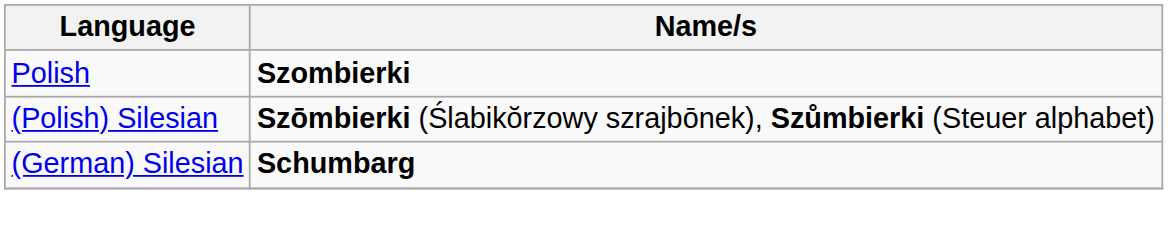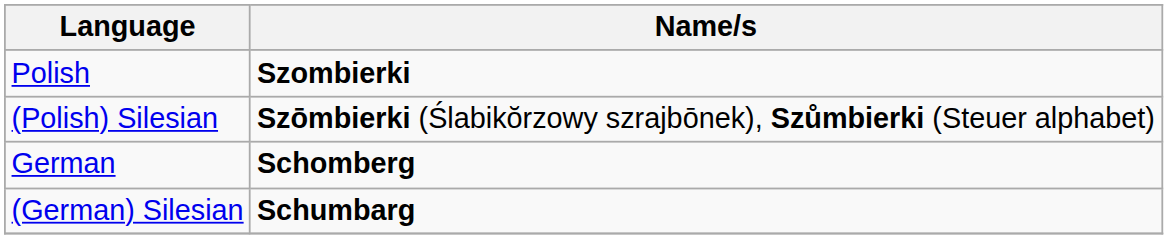+ row: (64, 164)
